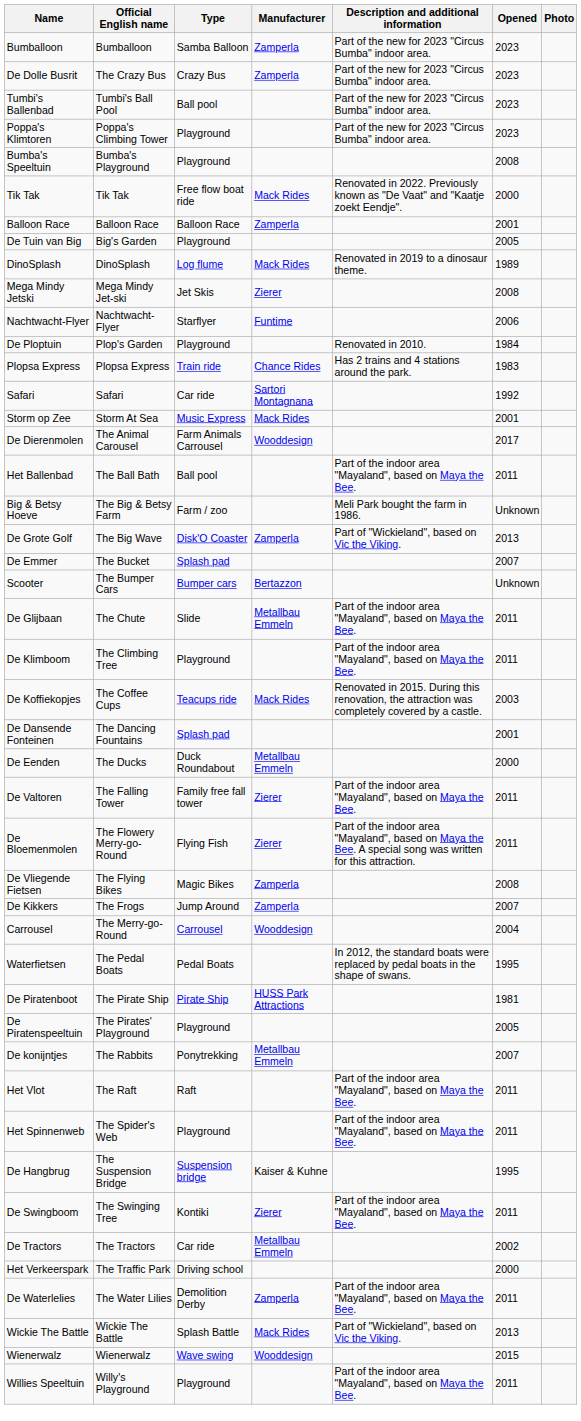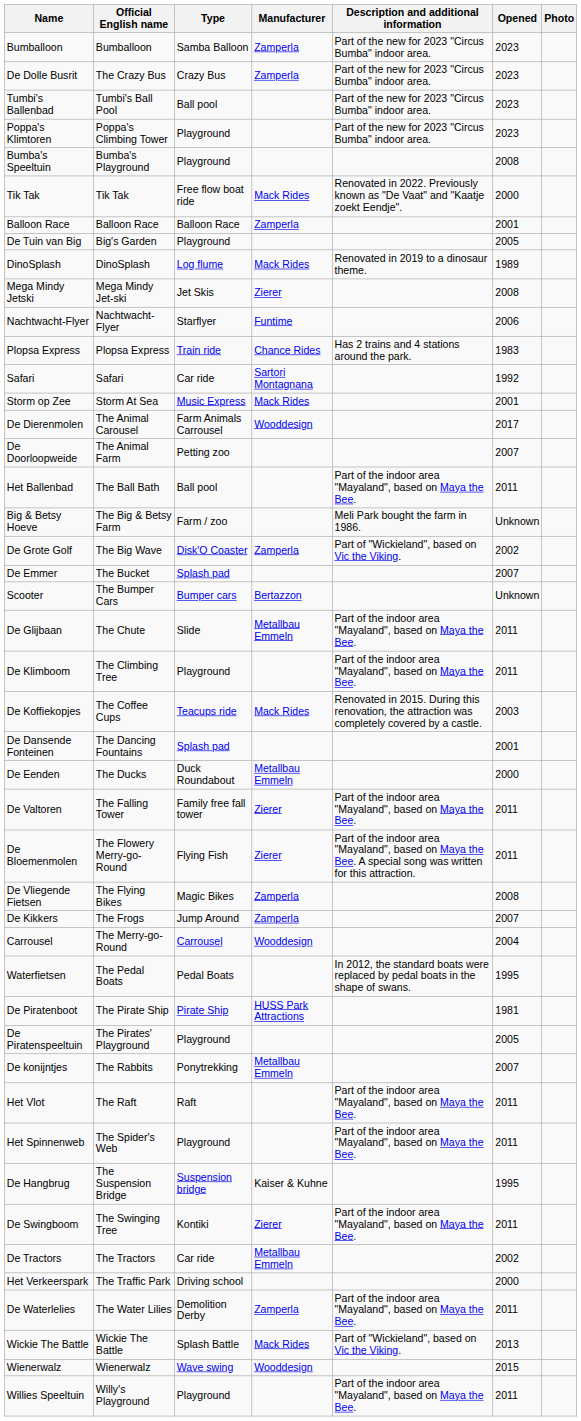- row: (34, 344)
+ row: (42, 453)
(507, 538) 2013 -> (507, 550) 2002
